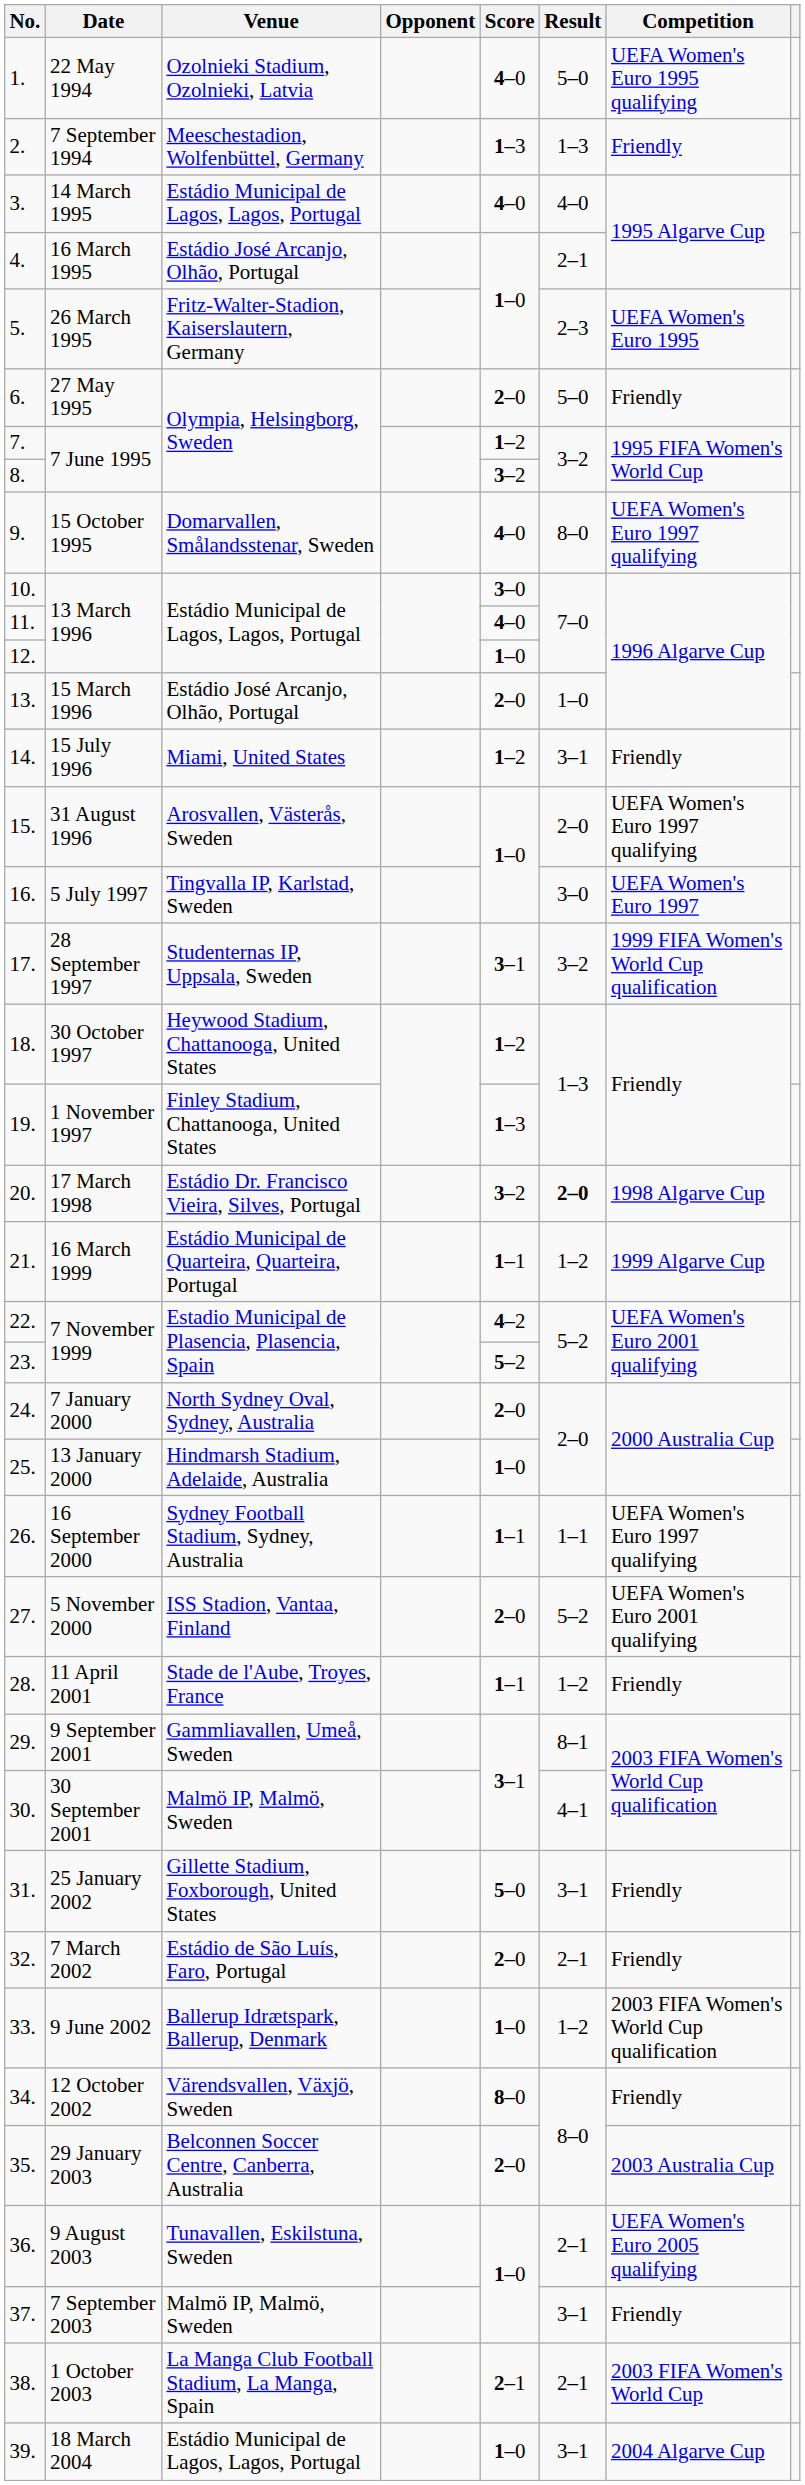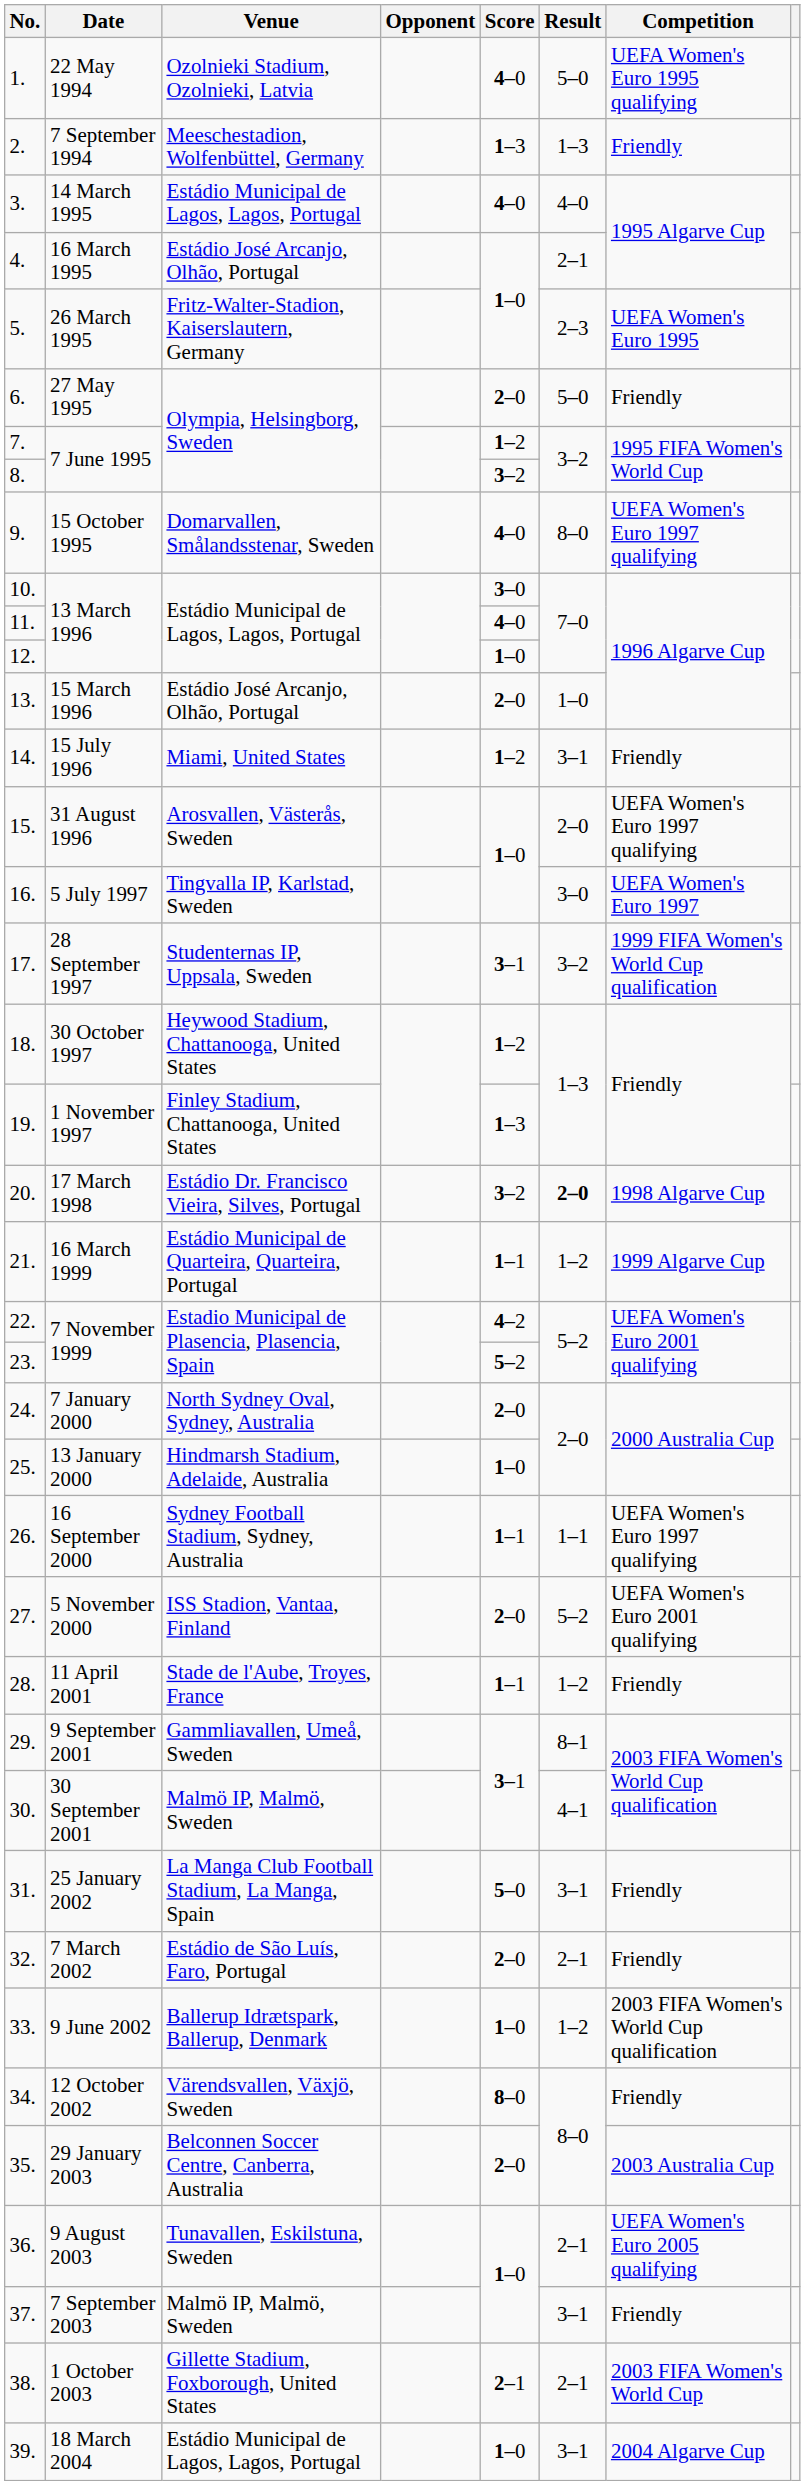(251, 1890) Gillette Stadium, Foxborough, United States -> (270, 1890) La Manga Club Football Stadium, La Manga, Spain
(270, 2382) La Manga Club Football Stadium, La Manga, Spain -> (251, 2382) Gillette Stadium, Foxborough, United States
